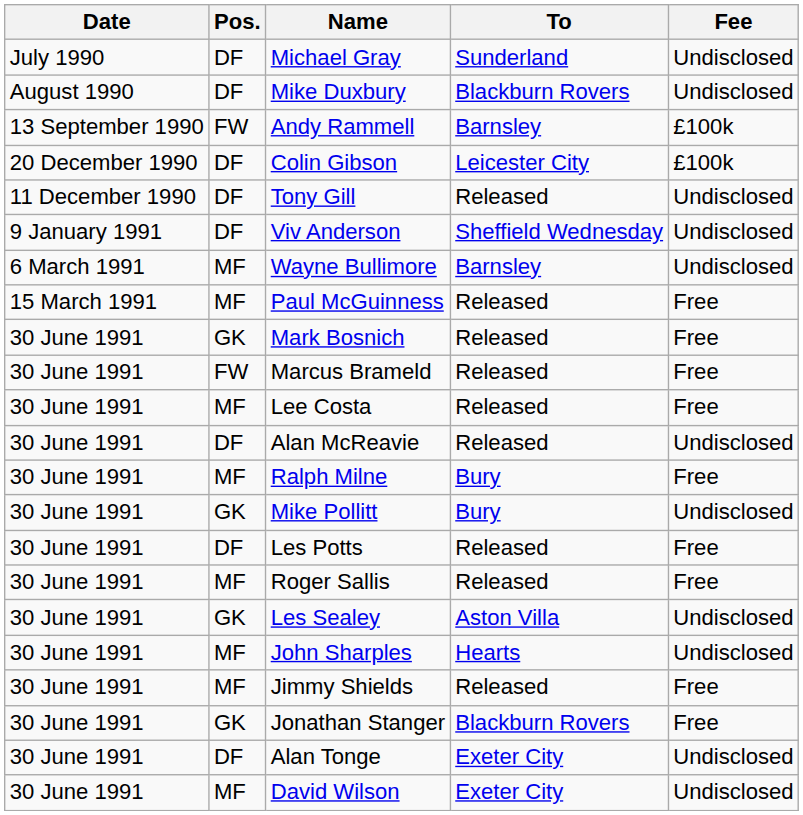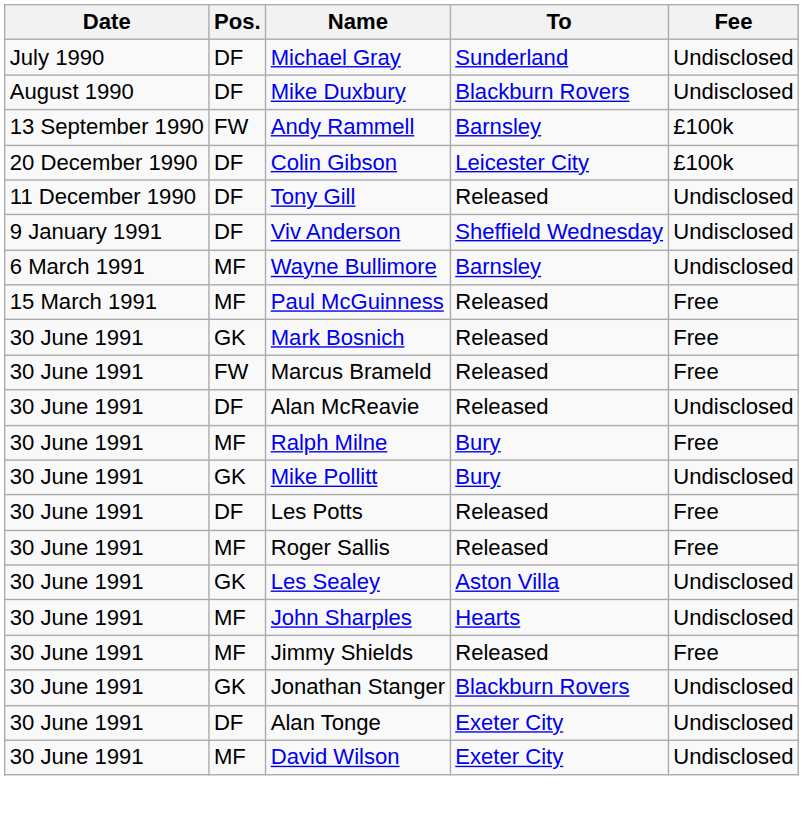- row: (321, 407)
(696, 722) Free -> (733, 687) Undisclosed
